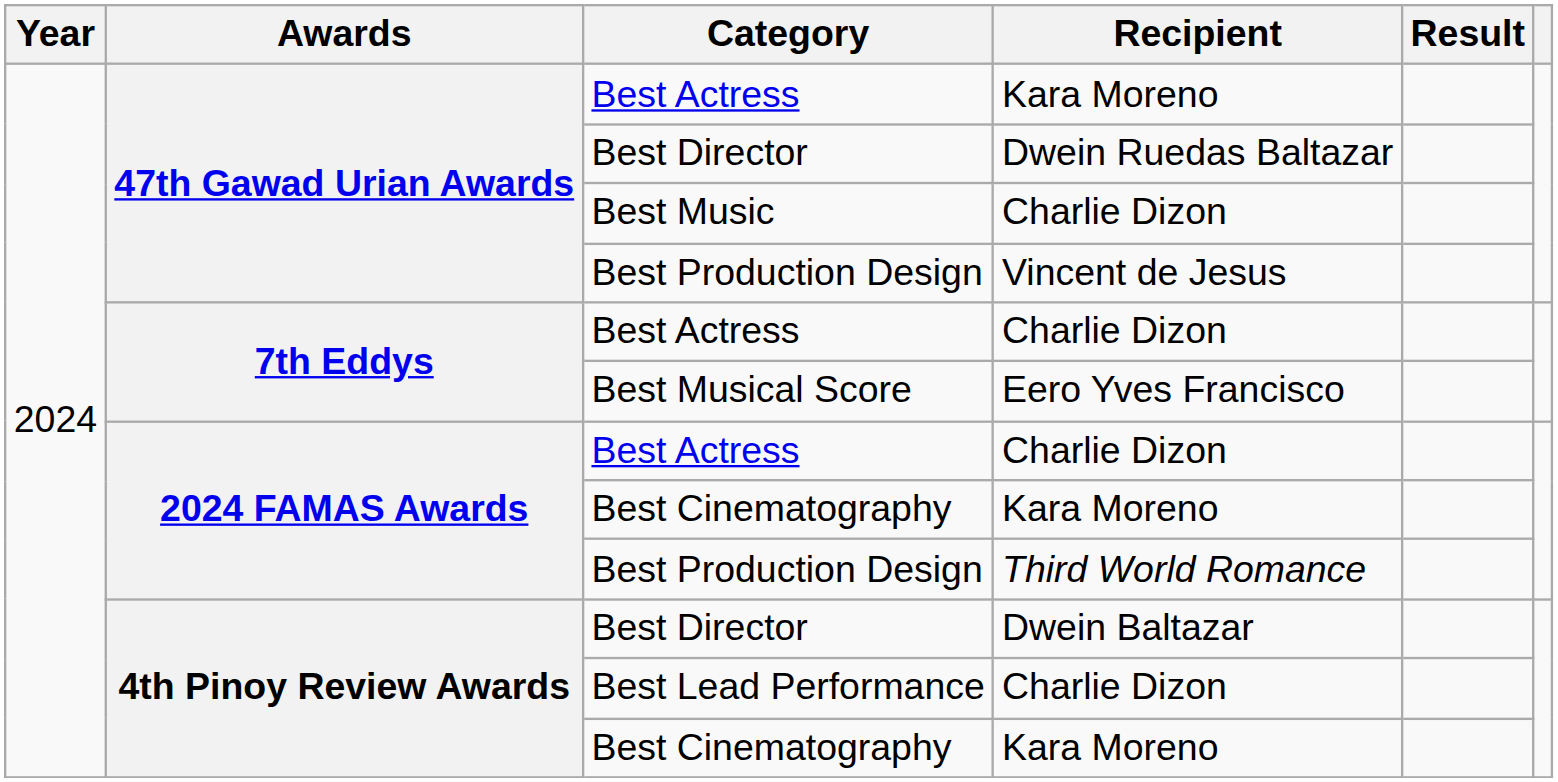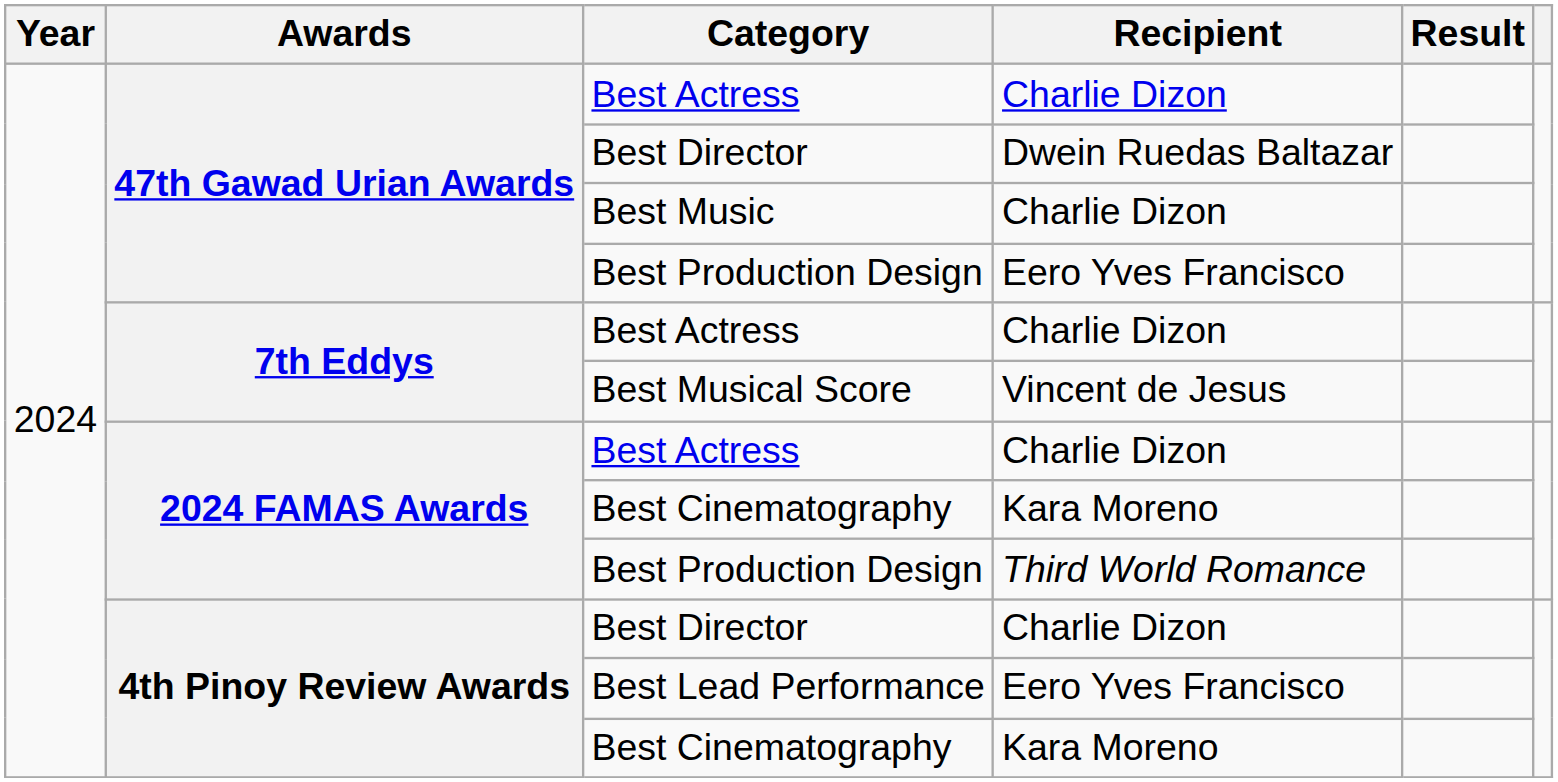(1110, 93) Kara Moreno -> (1114, 93) Charlie Dizon
(1144, 271) Vincent de Jesus -> (1173, 271) Eero Yves Francisco
(1173, 390) Eero Yves Francisco -> (1144, 390) Vincent de Jesus
(1128, 627) Dwein Baltazar -> (1114, 627) Charlie Dizon
(1114, 687) Charlie Dizon -> (1173, 687) Eero Yves Francisco
